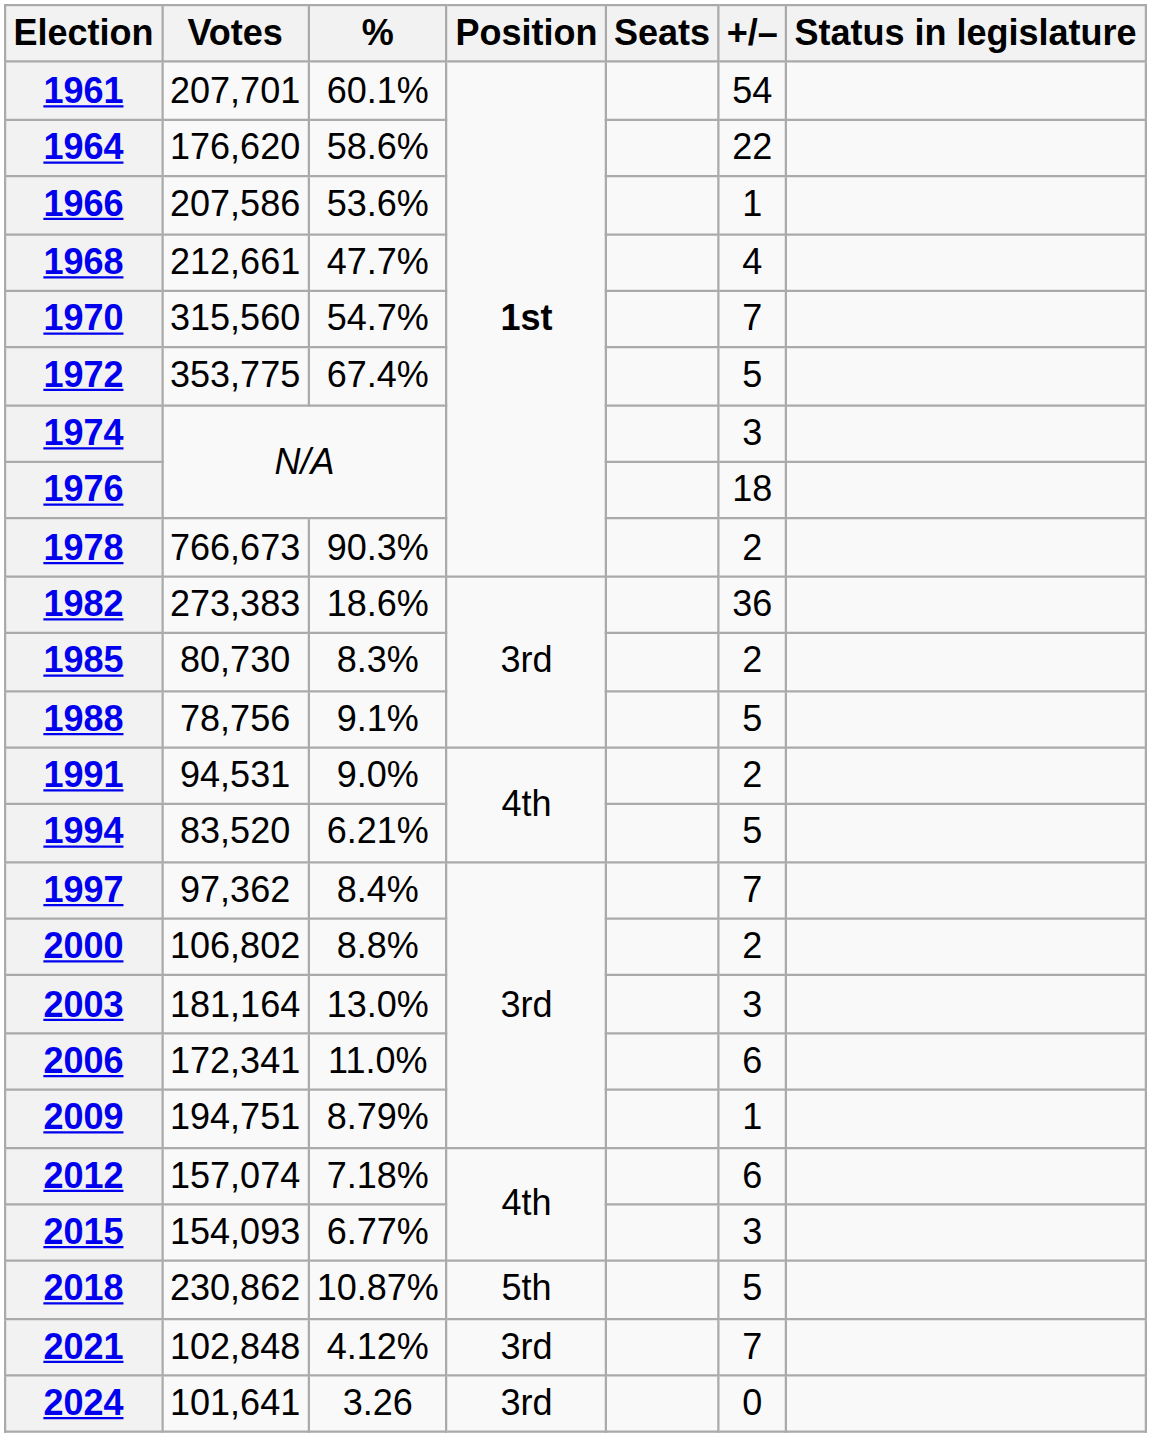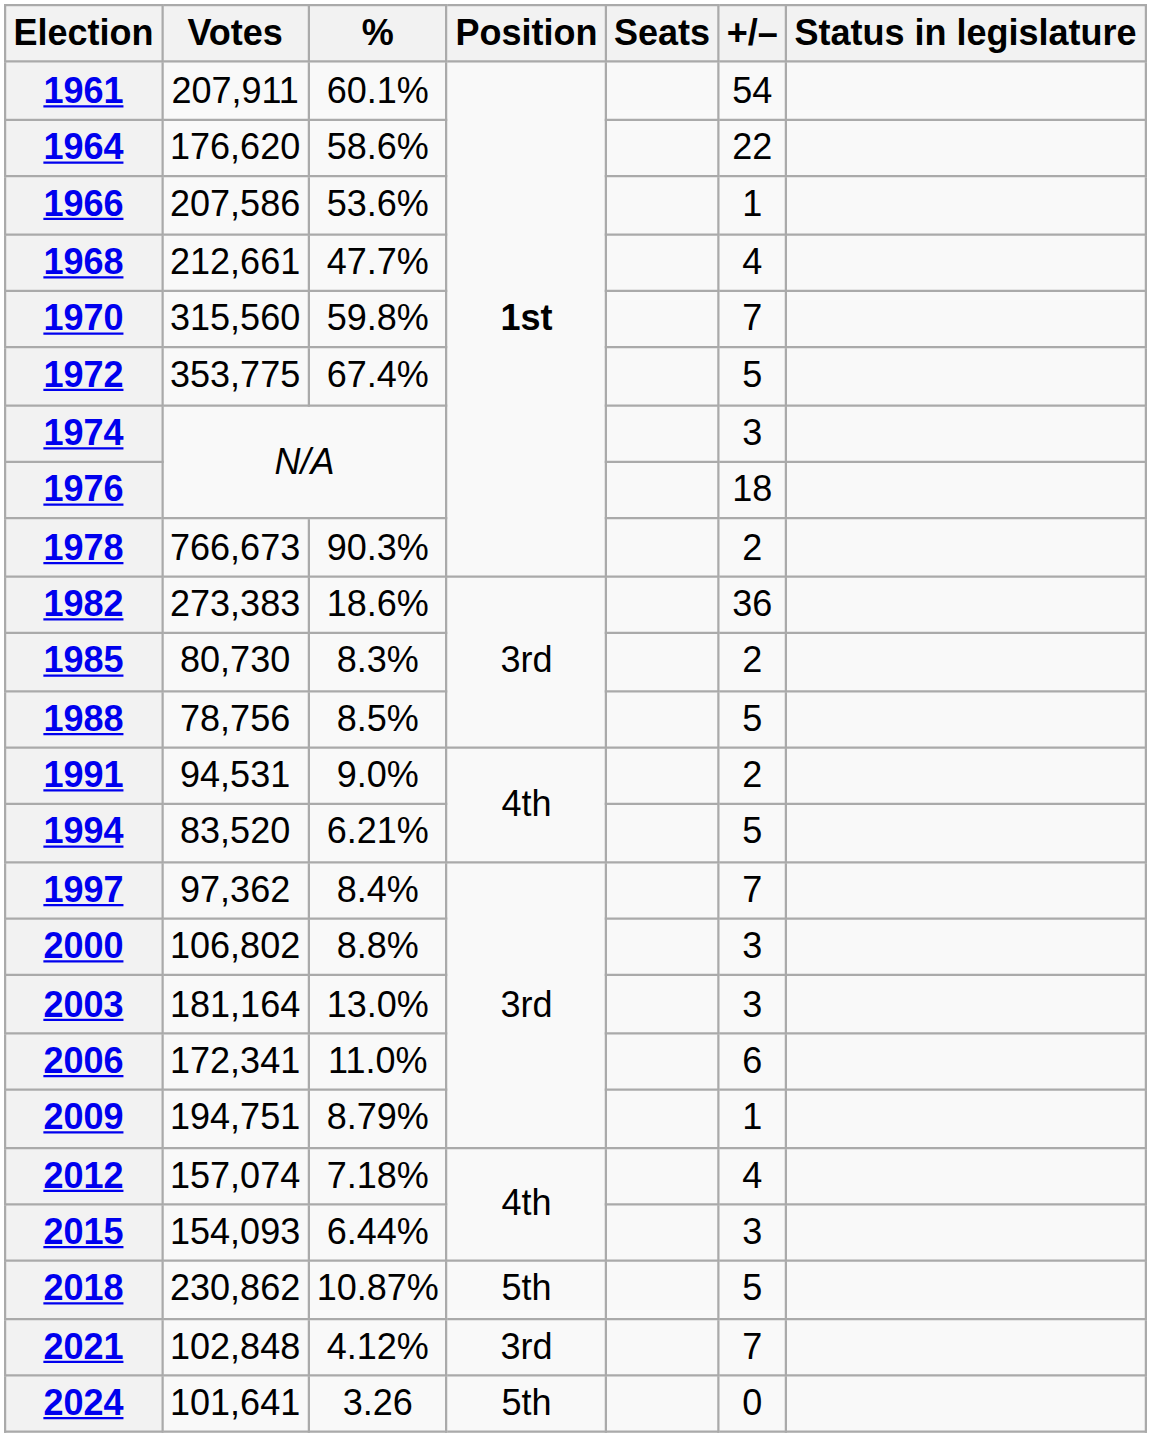(235, 90) 207,701 -> (235, 90) 207,911
(378, 318) 54.7% -> (378, 318) 59.8%
(378, 718) 9.1% -> (378, 718) 8.5%
(752, 946) 2 -> (752, 946) 3
(752, 1174) 6 -> (752, 1174) 4
(378, 1232) 6.77% -> (378, 1232) 6.44%
(526, 1403) 3rd -> (526, 1403) 5th
